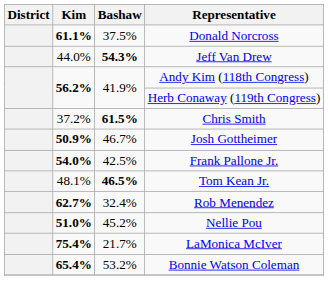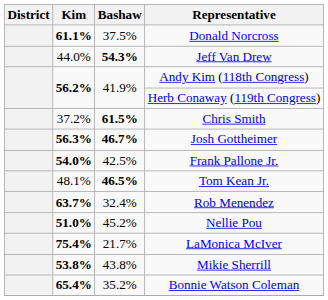(74, 139) 50.9% -> (74, 139) 56.3%
(120, 139) normal -> (120, 139) bold
(74, 202) 62.7% -> (74, 202) 63.7%
+ row: (234, 264)
(120, 264) 53.2% -> (120, 285) 35.2%
